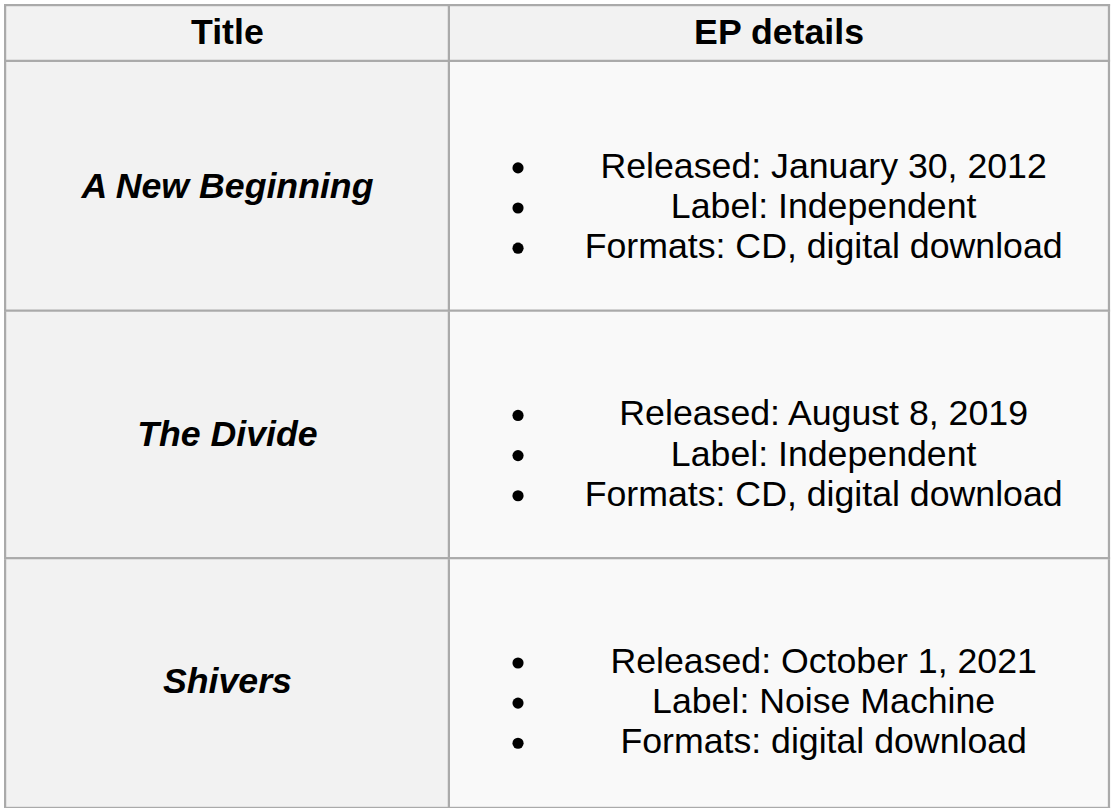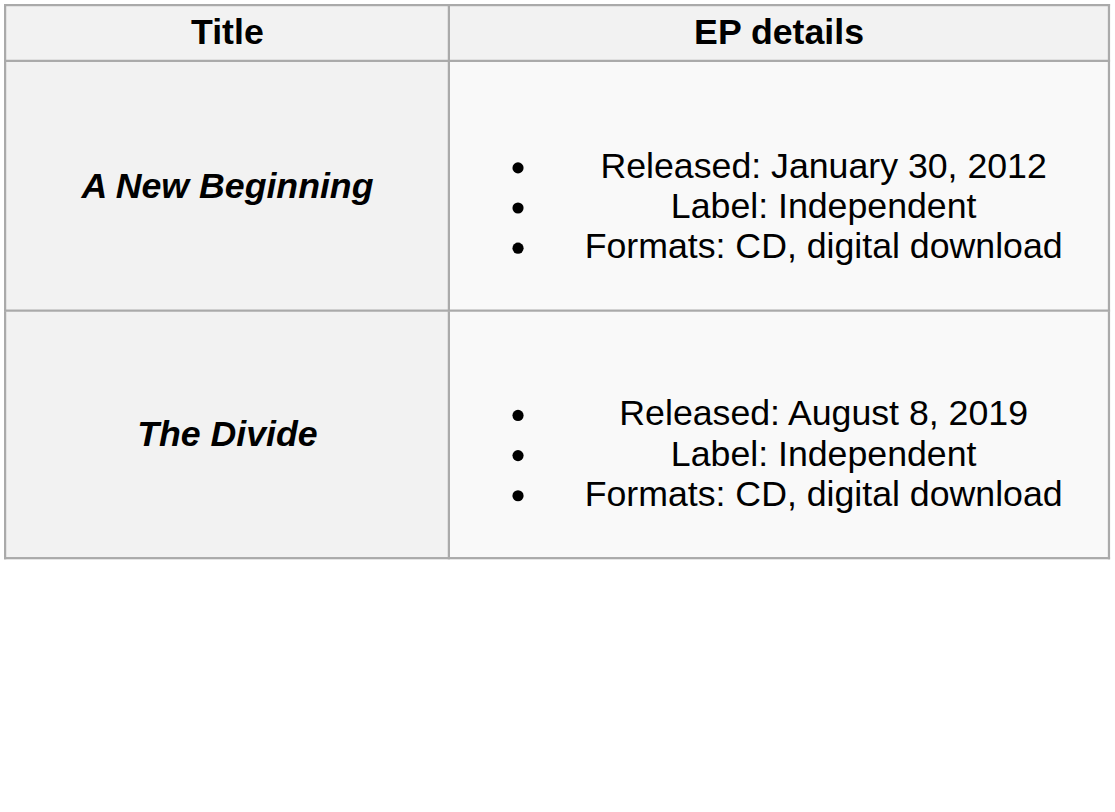- row: (227, 682)
